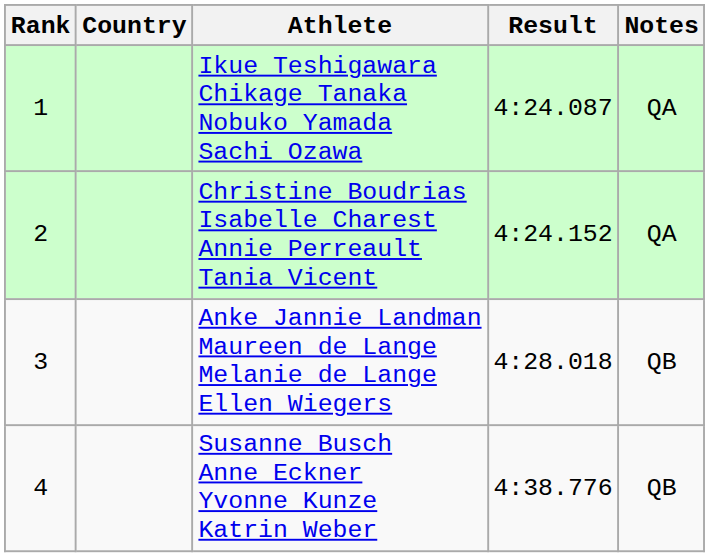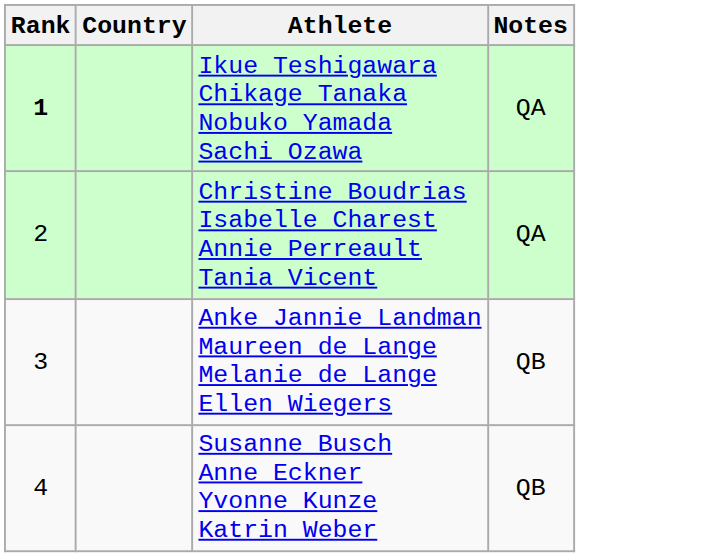- column: (553, 25)
(41, 109) normal -> (41, 109) bold
